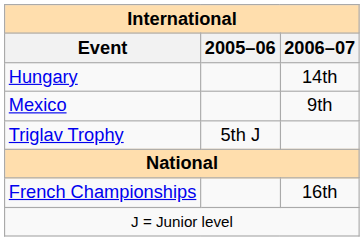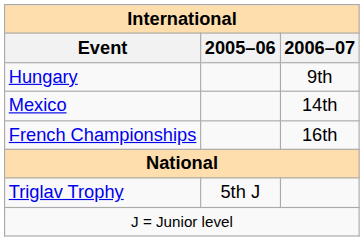(320, 76) 14th -> (320, 76) 9th
(320, 105) 9th -> (320, 105) 14th
rows swapped: (66, 134) <-> (103, 192)
